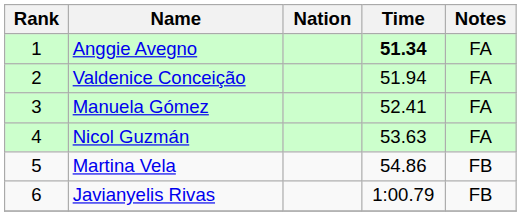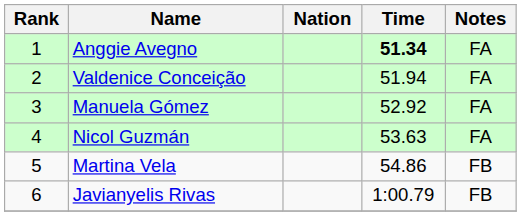(403, 107) 52.41 -> (403, 107) 52.92
